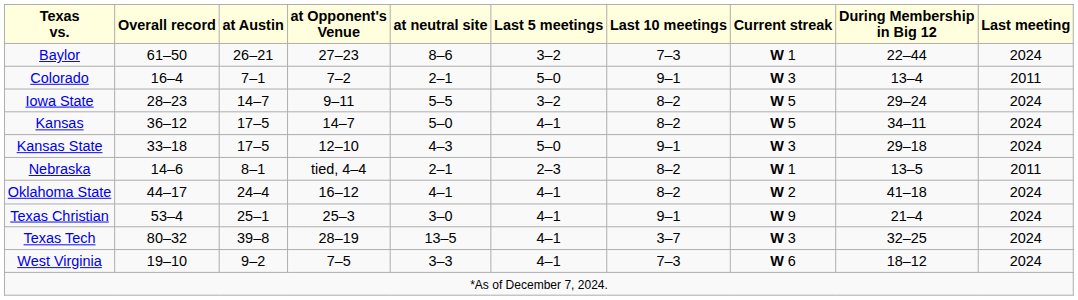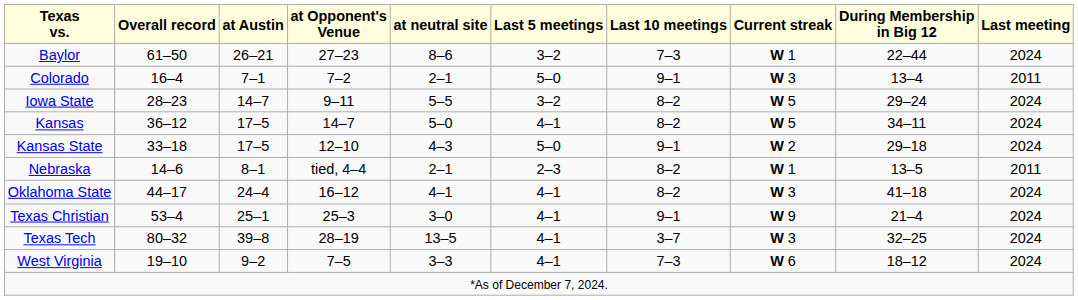(783, 147) W 3 -> (783, 147) W 2
(783, 192) W 2 -> (783, 192) W 3
